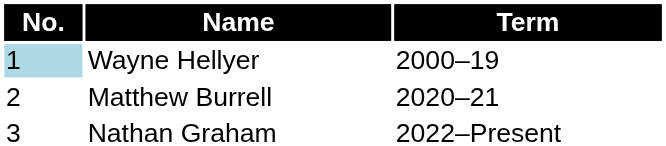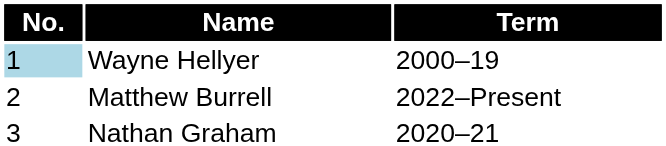(448, 96) 2020–21 -> (479, 96) 2022–Present
(479, 133) 2022–Present -> (448, 133) 2020–21
